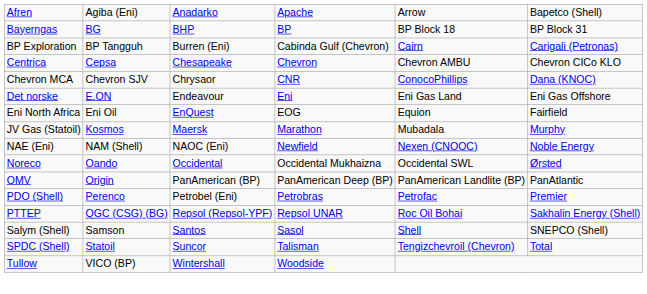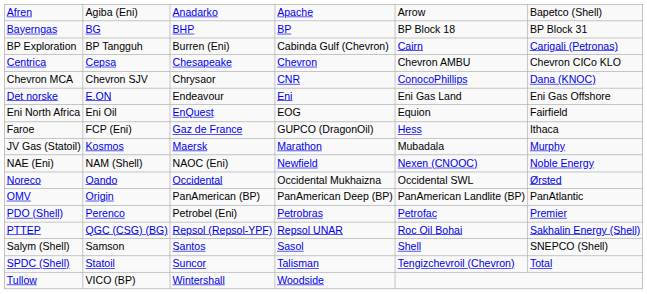+ row: (21, 130)
